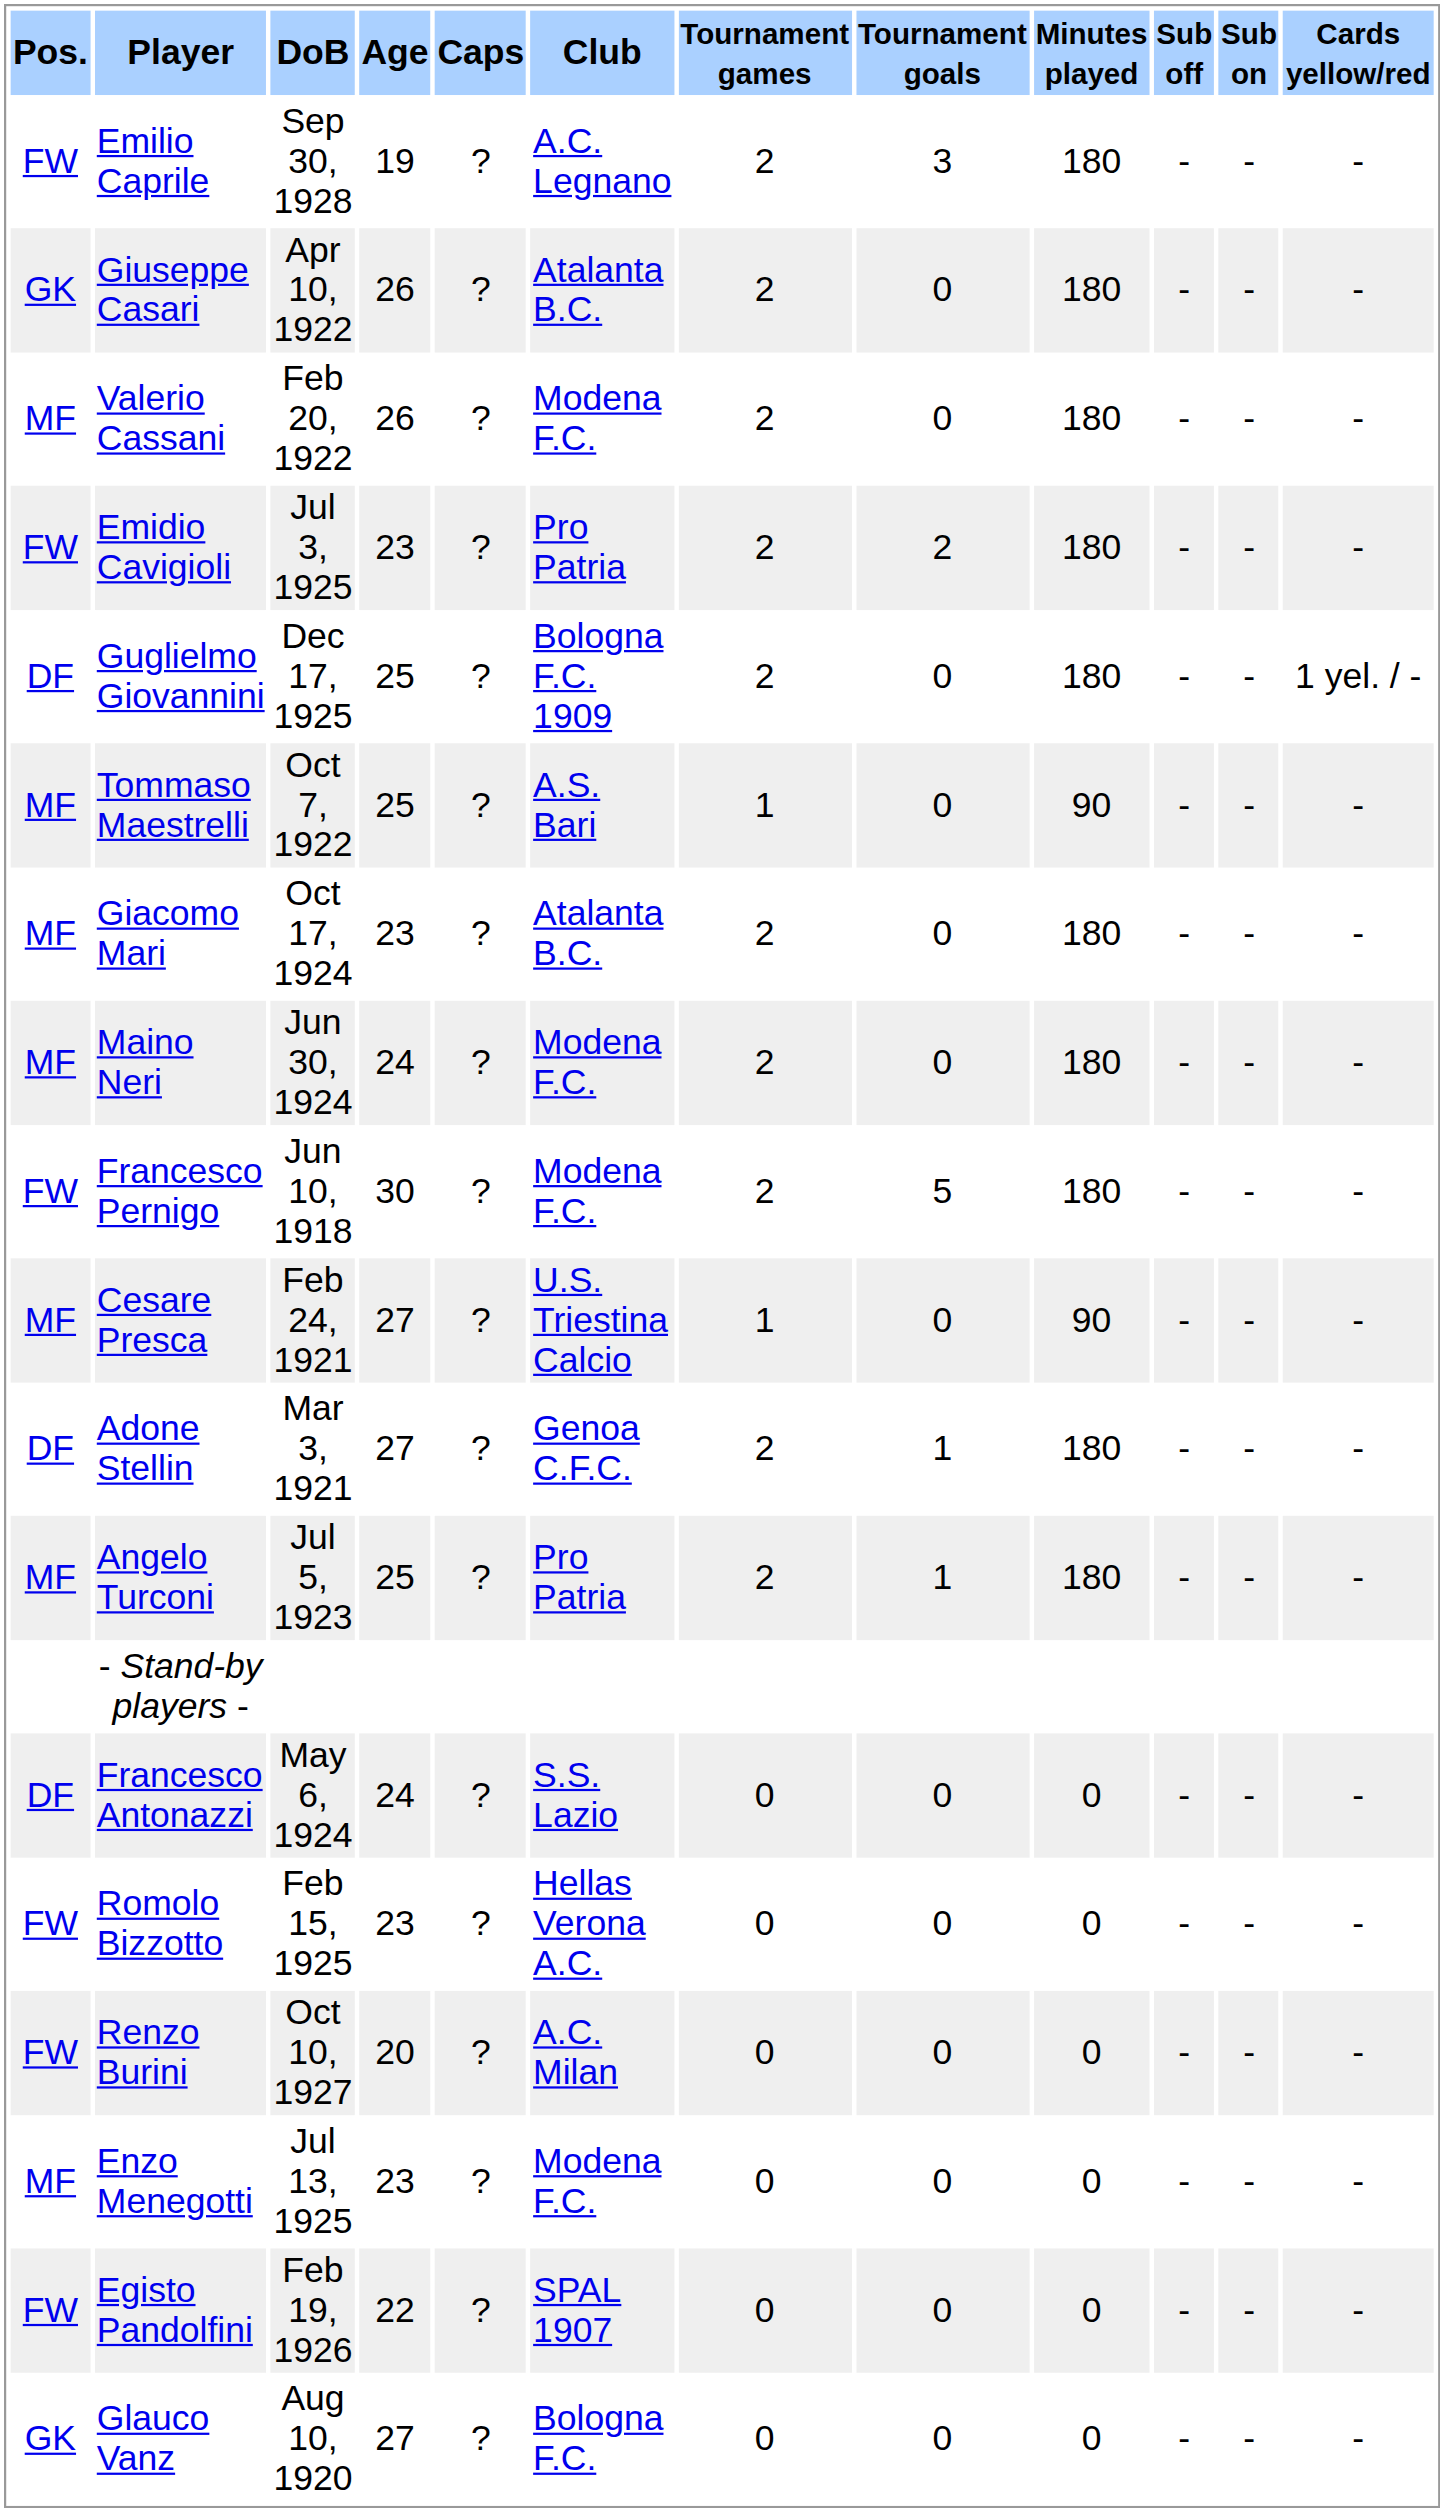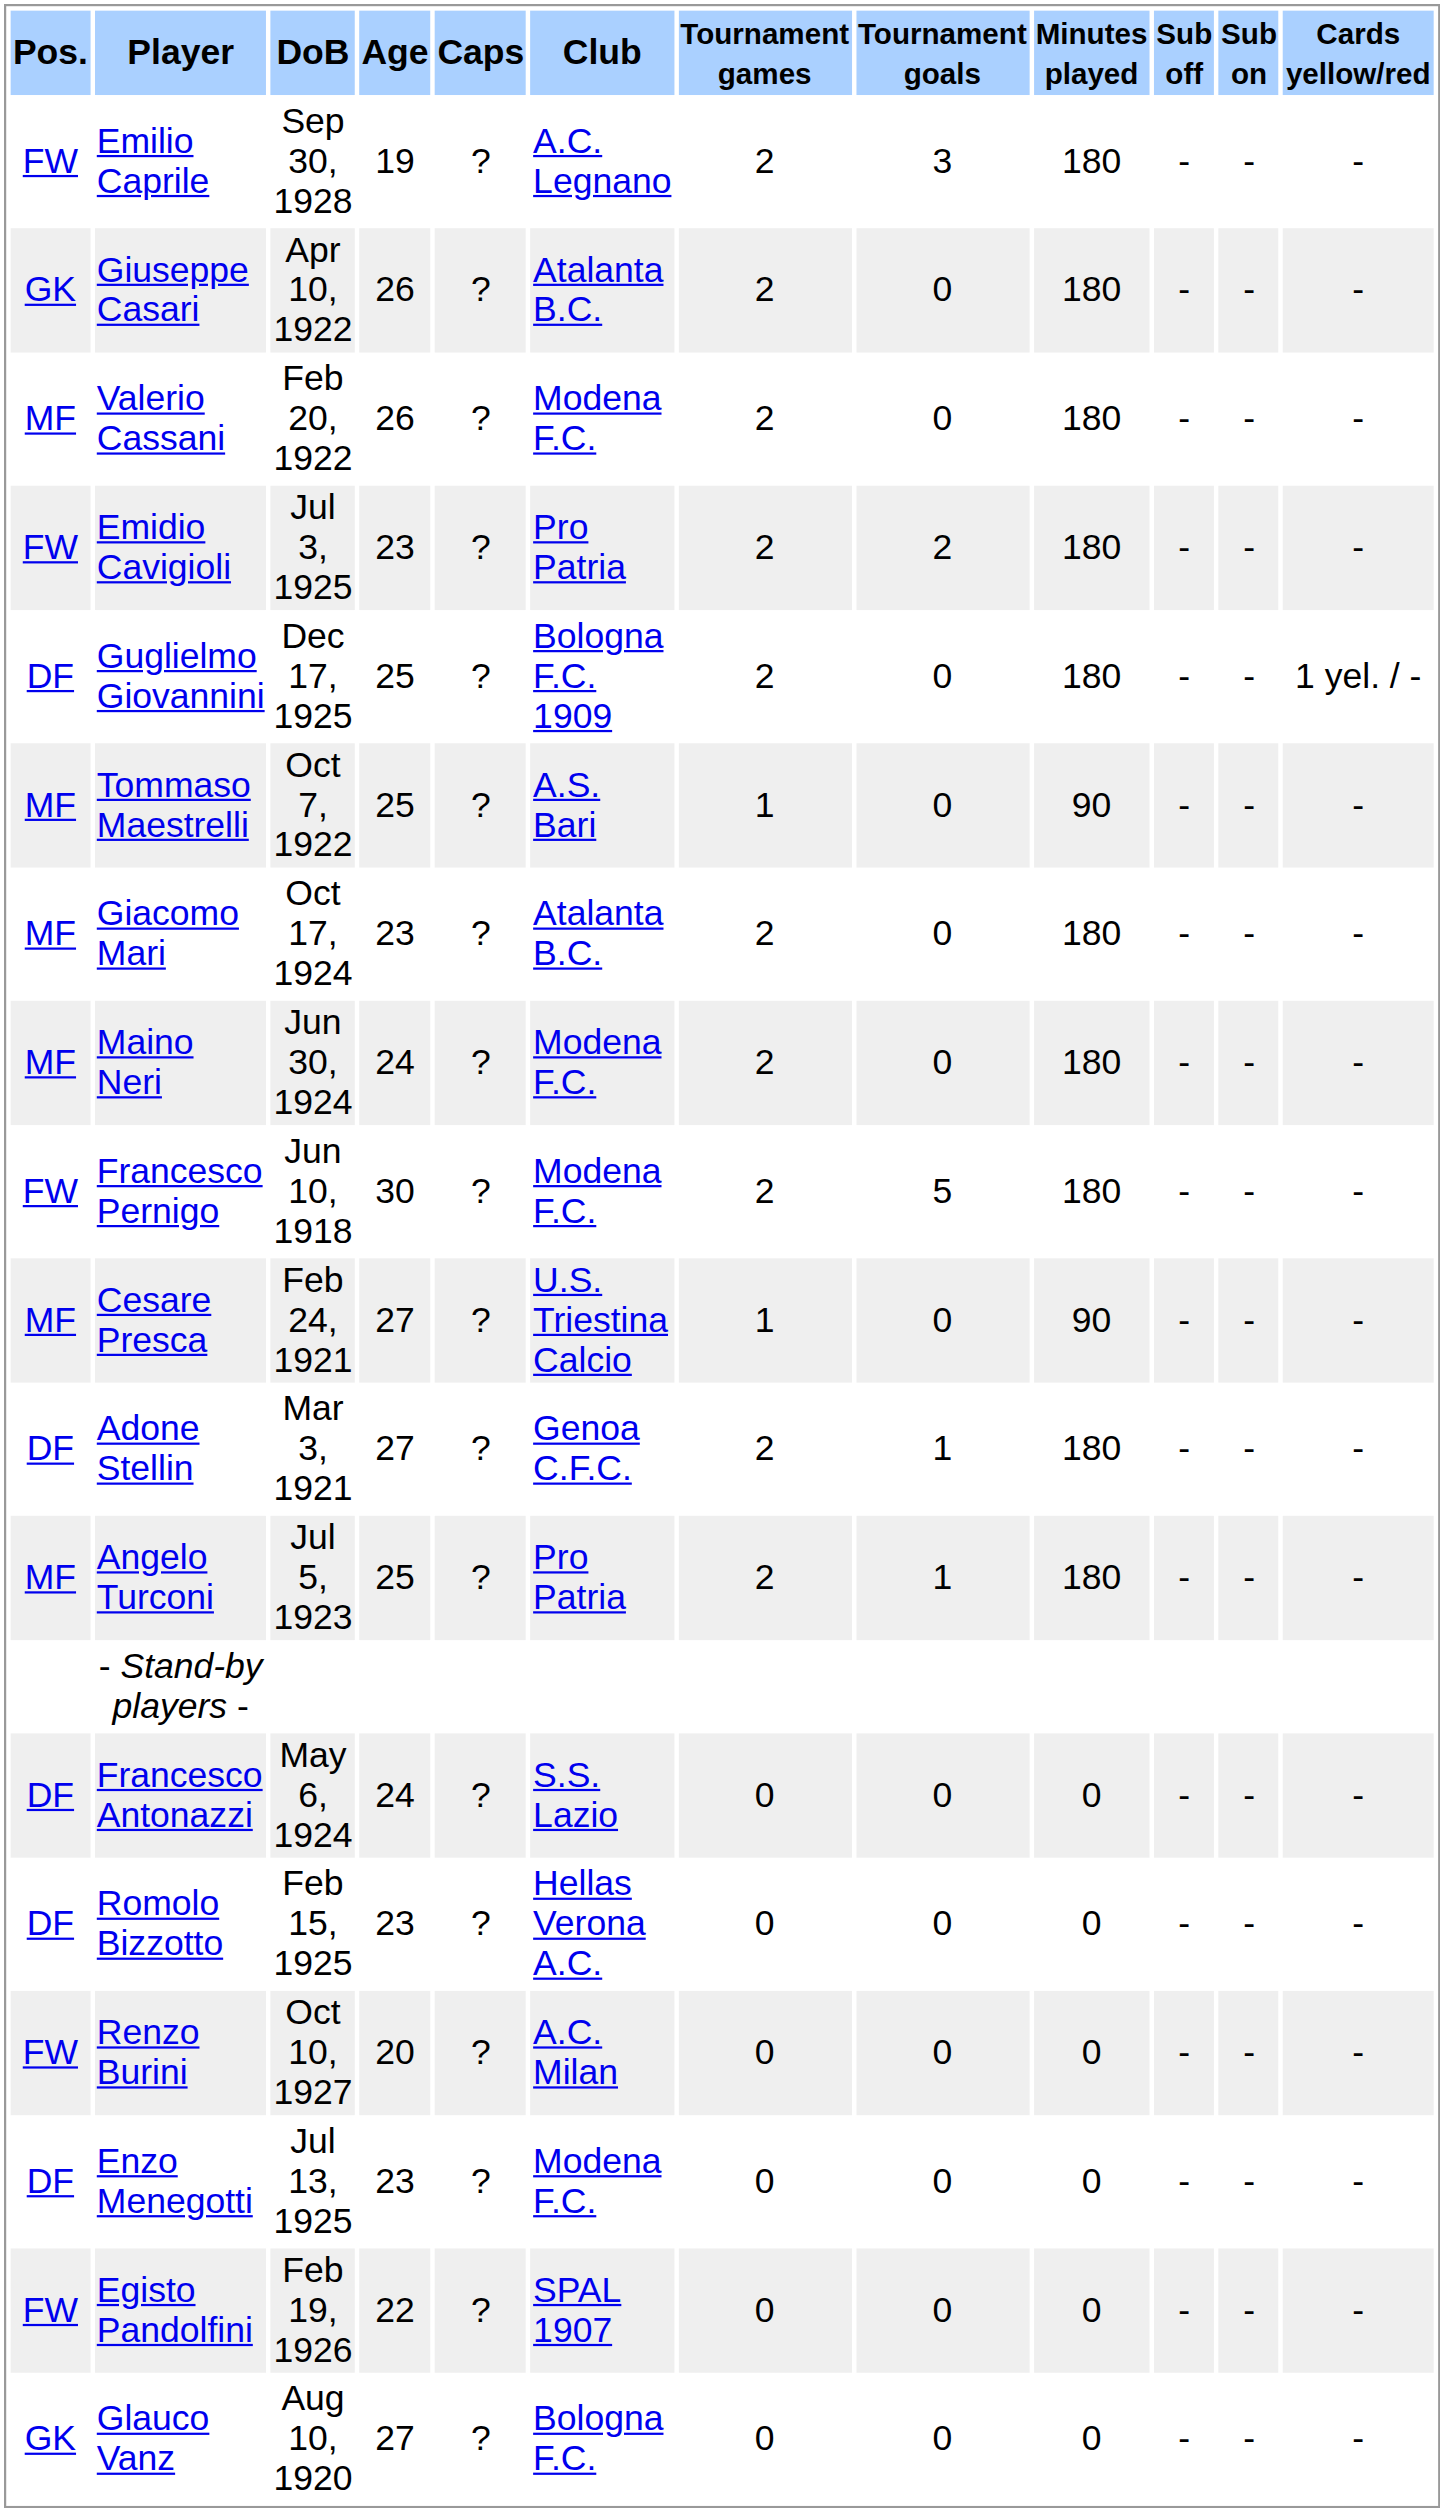(50, 1923) FW -> (50, 1923) DF
(50, 2181) MF -> (50, 2181) DF
